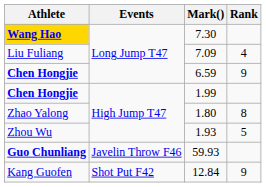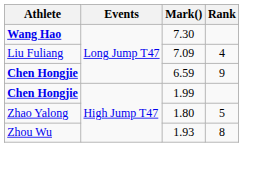(34, 34) gold background -> (34, 34) no background
(244, 113) 8 -> (222, 113) 5
(244, 133) 5 -> (222, 133) 8
- row: (206, 152)
- row: (206, 172)
